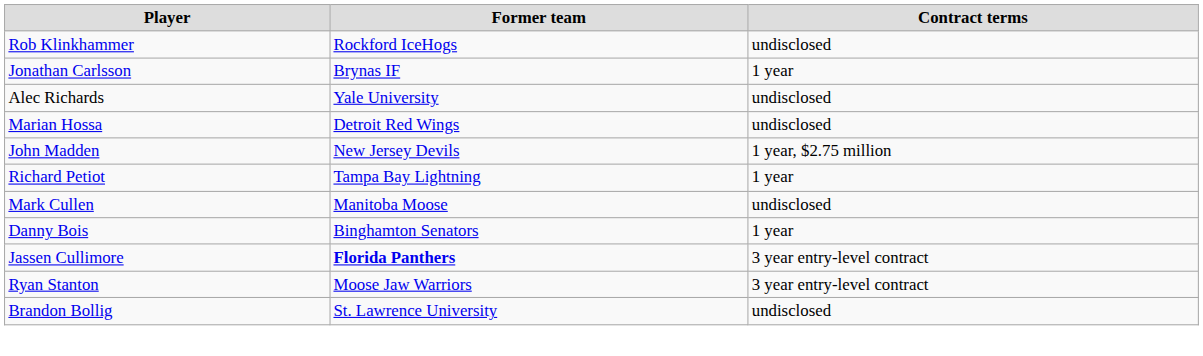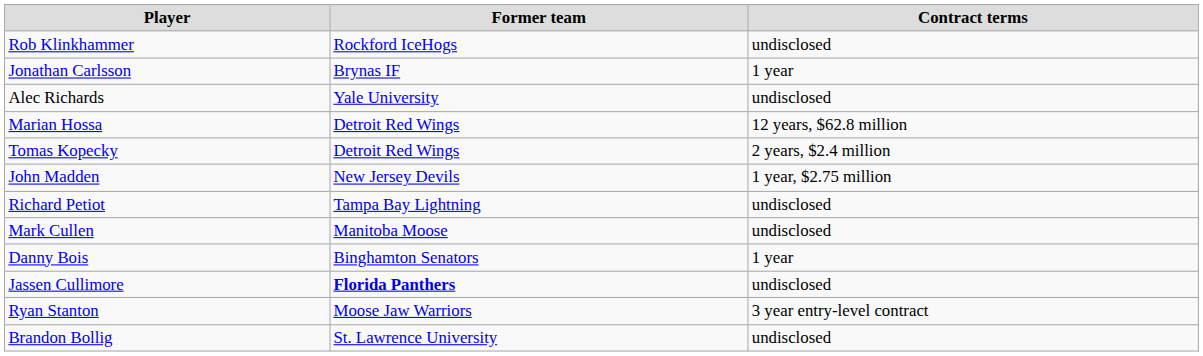(791, 124) undisclosed -> (829, 124) 12 years, $62.8 million
+ row: (63, 151)
(773, 177) 1 year -> (791, 204) undisclosed
(840, 257) 3 year entry-level contract -> (791, 284) undisclosed
